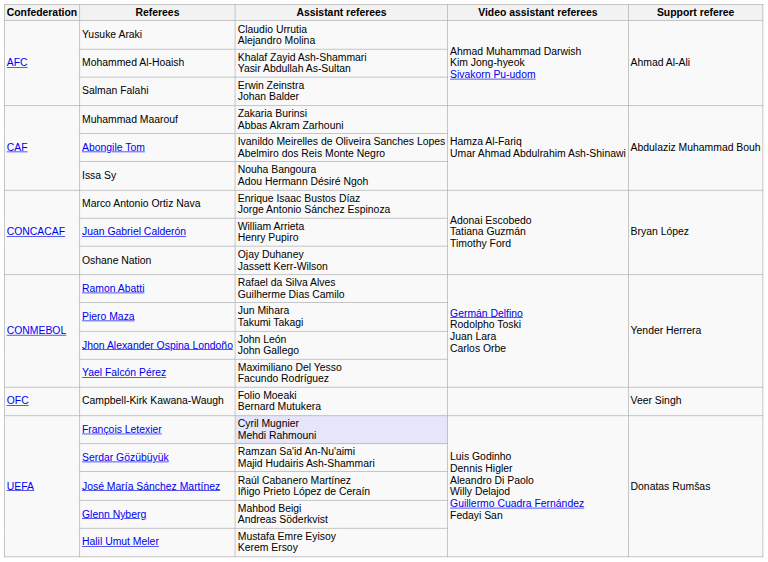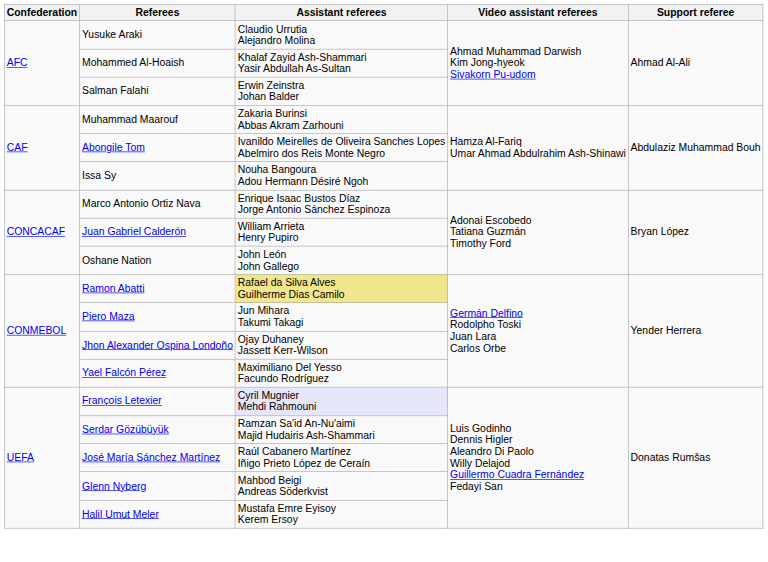(283, 260) Ojay Duhaney Jassett Kerr-Wilson -> (268, 260) John León John Gallego
(291, 288) no background -> (291, 288) khaki background
(268, 345) John León John Gallego -> (283, 345) Ojay Duhaney Jassett Kerr-Wilson
- row: (153, 401)
